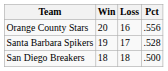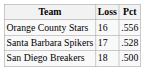- column: (107, 12)
